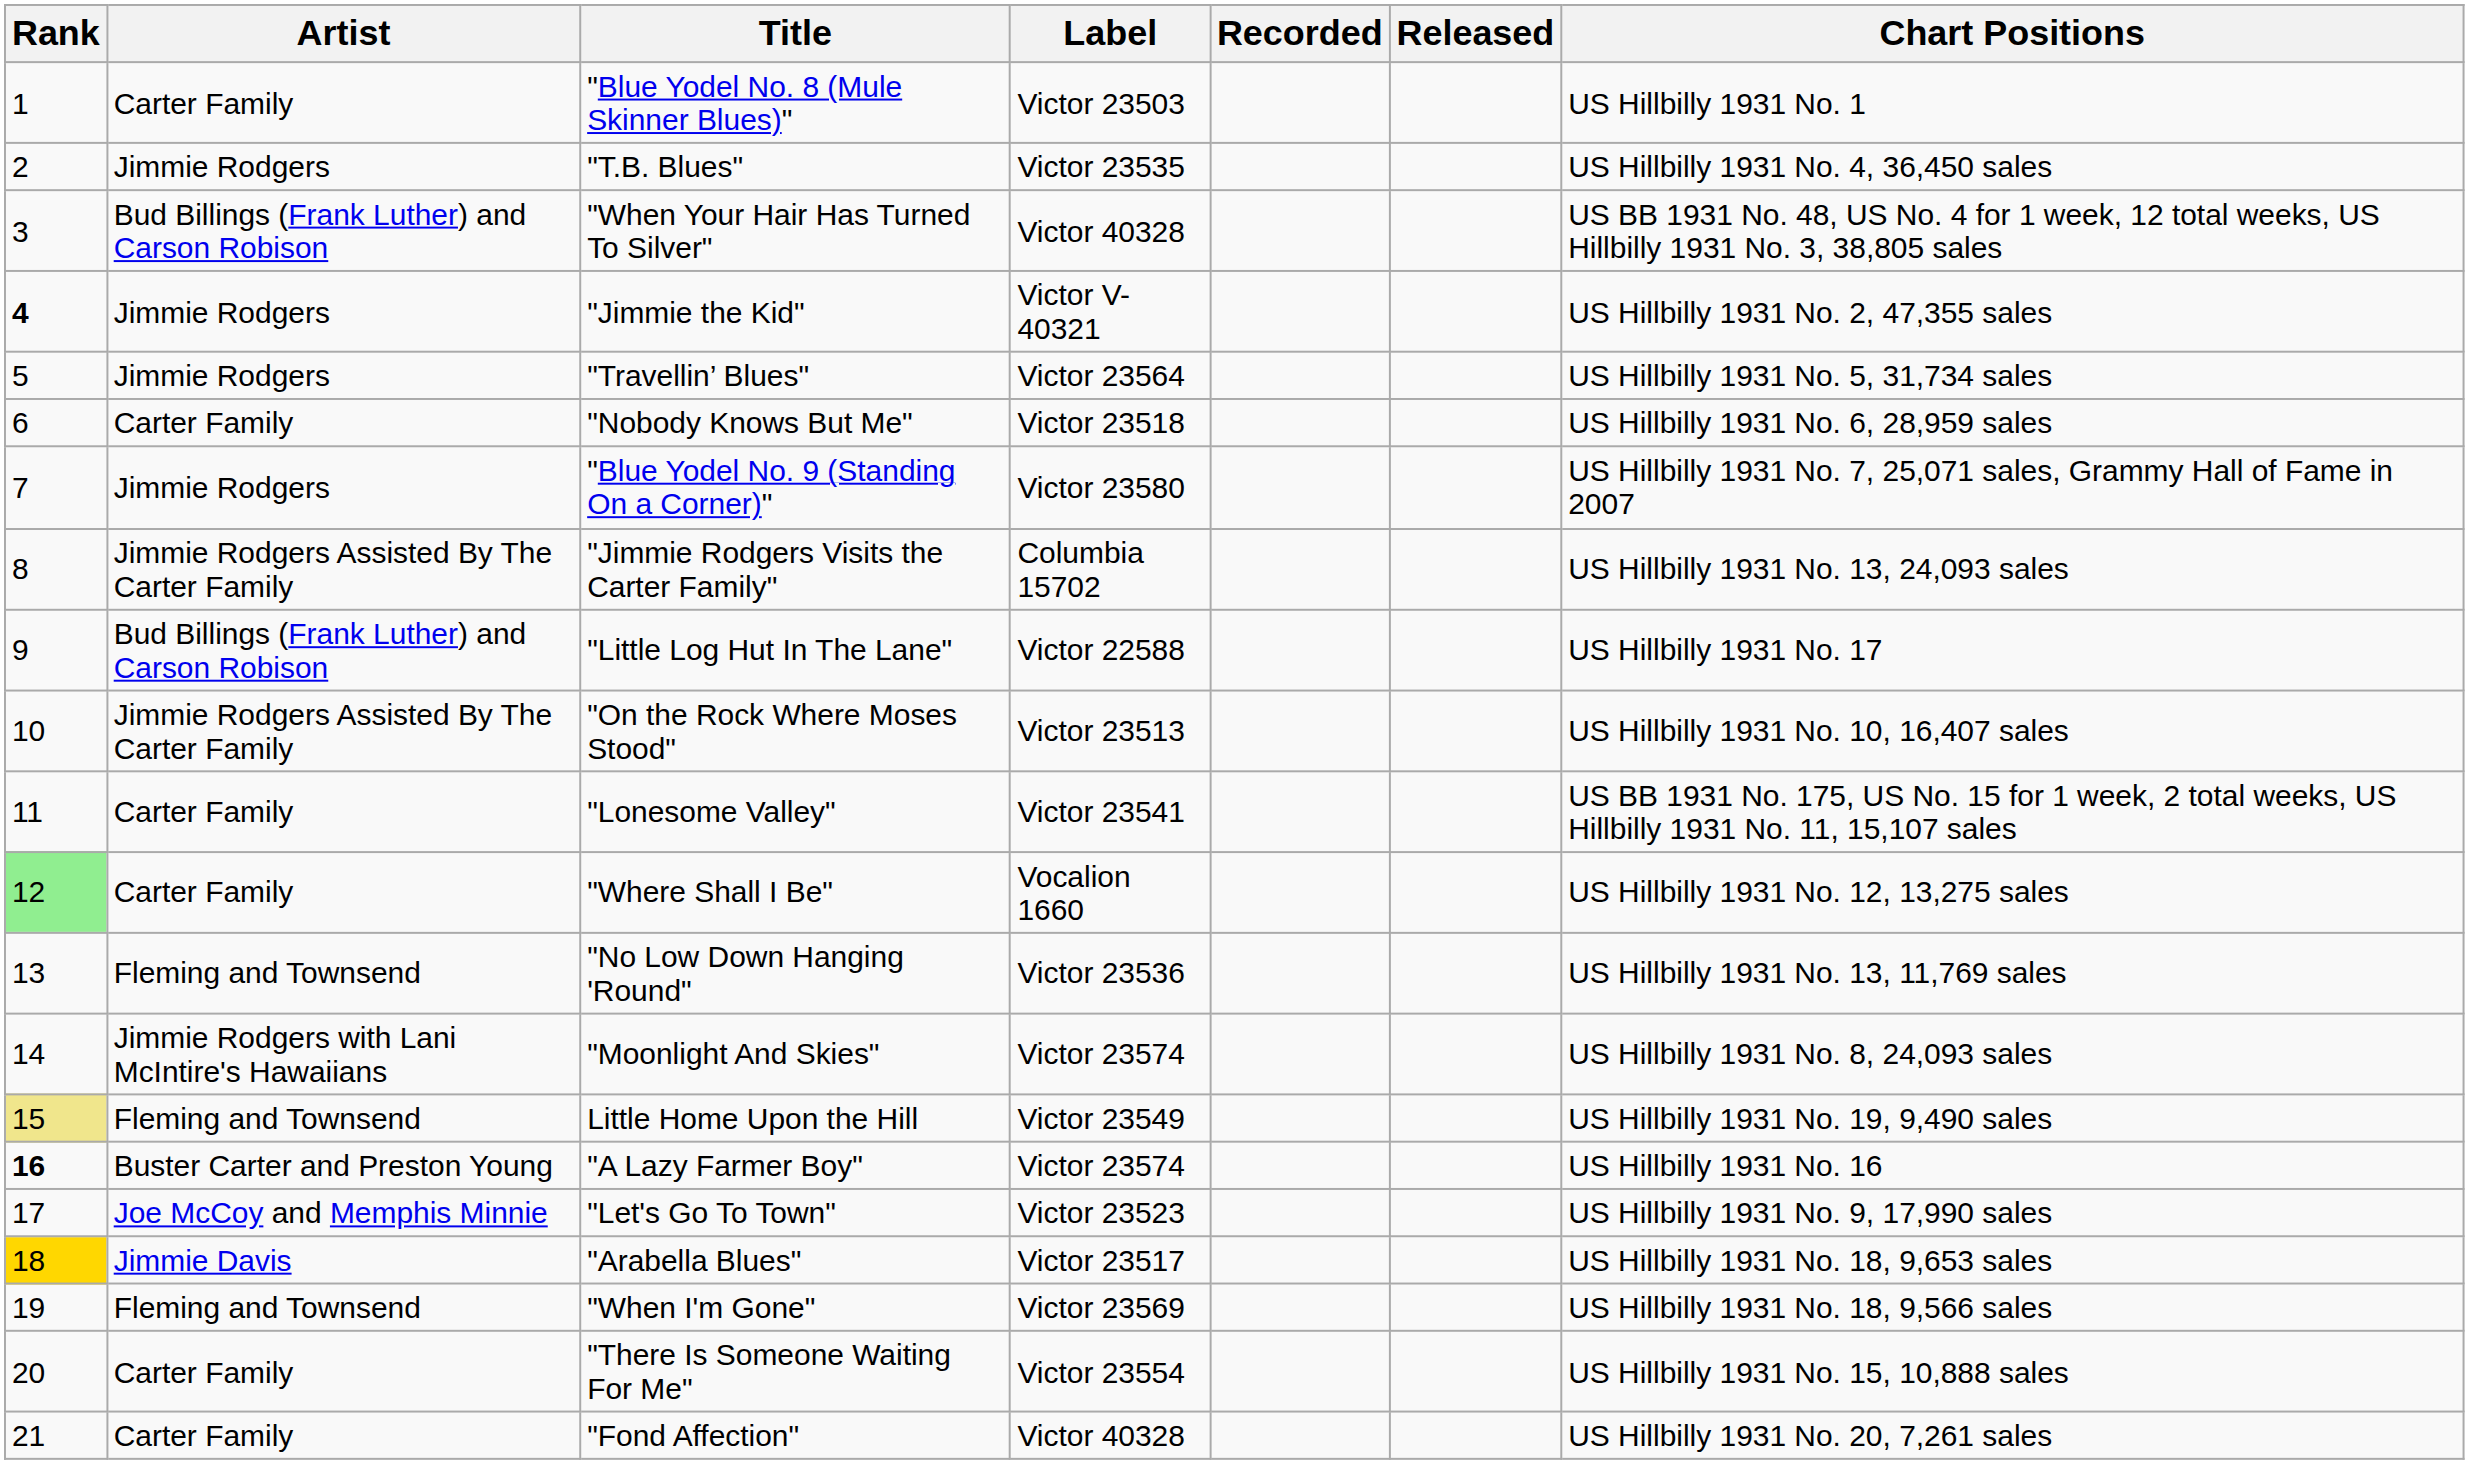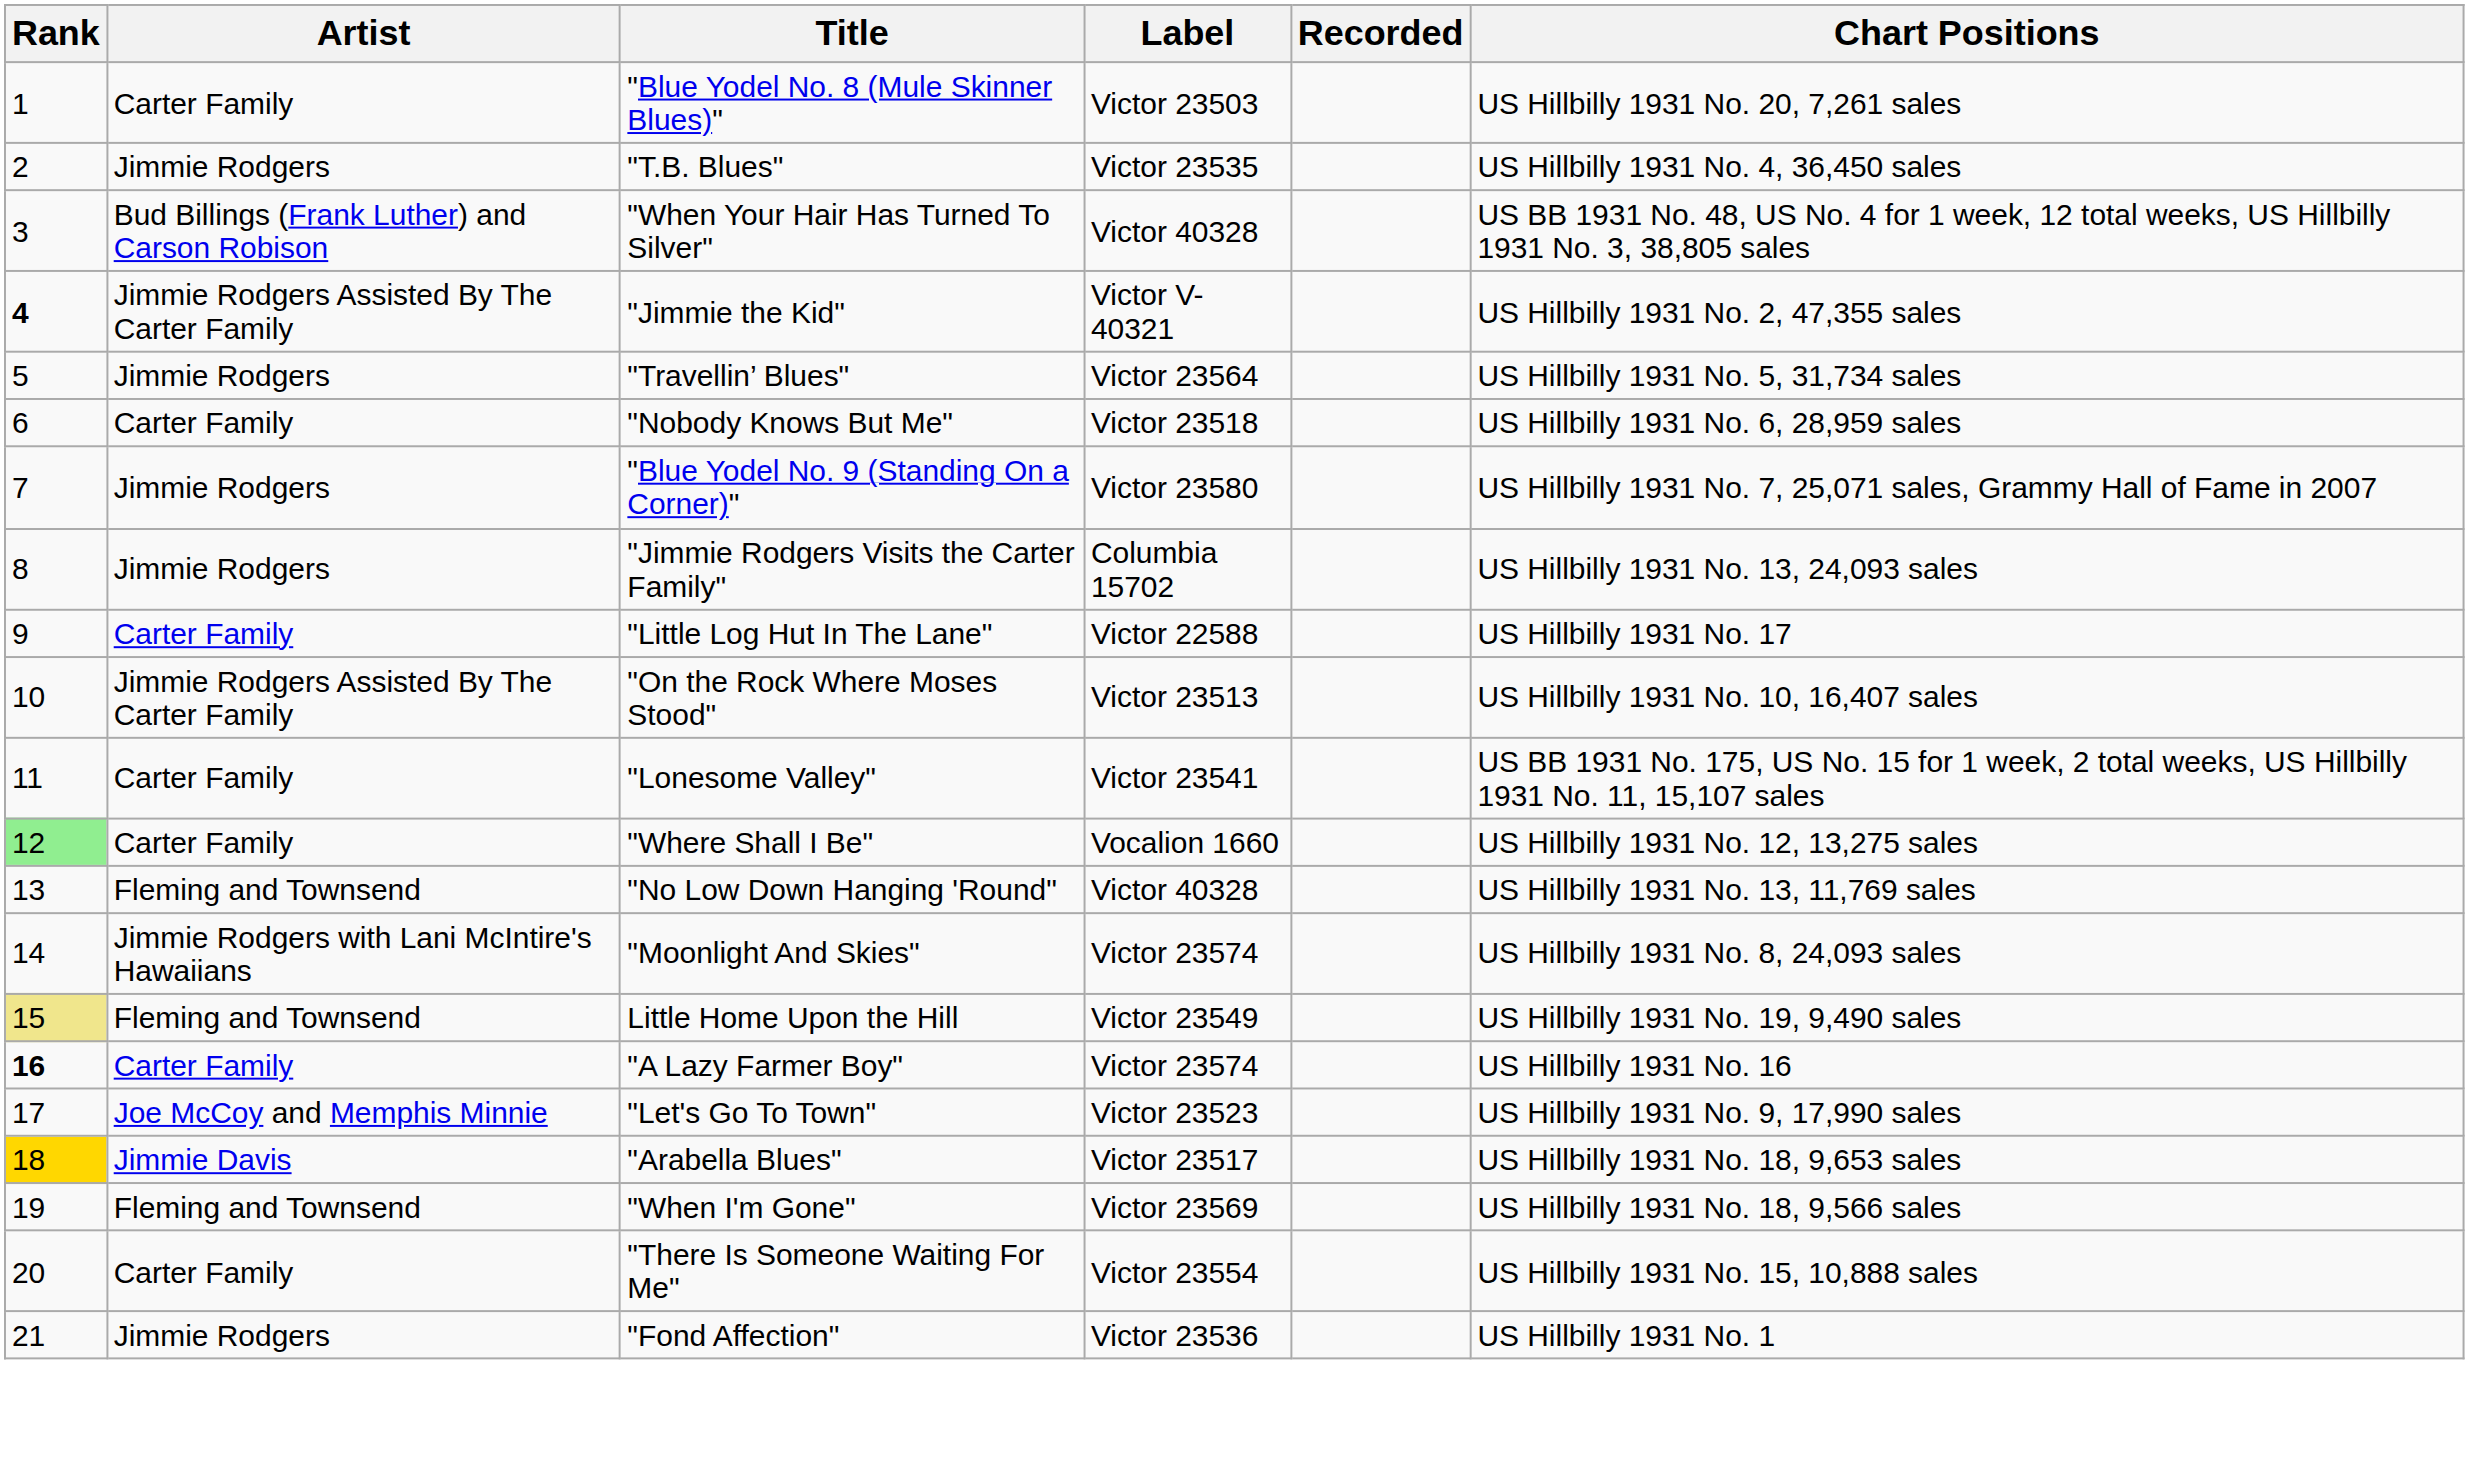- column: (1475, 33)
(1717, 103) US Hillbilly 1931 No. 1 -> (1719, 103) US Hillbilly 1931 No. 20, 7,261 sales
(222, 312) Jimmie Rodgers -> (333, 312) Jimmie Rodgers Assisted By The Carter Family
(333, 569) Jimmie Rodgers Assisted By The Carter Family -> (222, 569) Jimmie Rodgers
(320, 650) Bud Billings (Frank Luther) and Carson Robison -> (203, 633) Carter Family
(1101, 973) Victor 23536 -> (1175, 889) Victor 40328
(333, 1166) Buster Carter and Preston Young -> (203, 1065) Carter Family
(203, 1436) Carter Family -> (222, 1336) Jimmie Rodgers
(1101, 1436) Victor 40328 -> (1175, 1336) Victor 23536
(1810, 1436) US Hillbilly 1931 No. 20, 7,261 sales -> (1626, 1336) US Hillbilly 1931 No. 1
